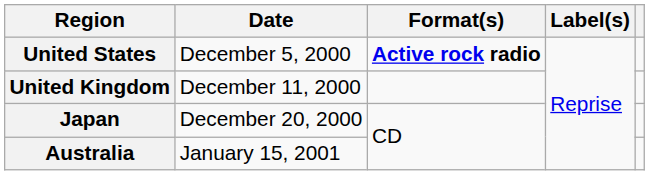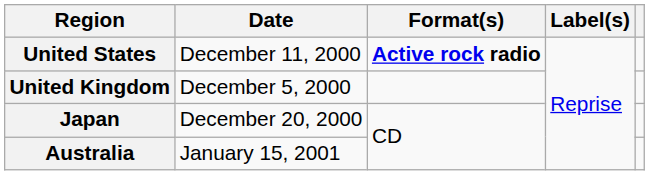(265, 53) December 5, 2000 -> (270, 53) December 11, 2000
(270, 86) December 11, 2000 -> (265, 86) December 5, 2000
